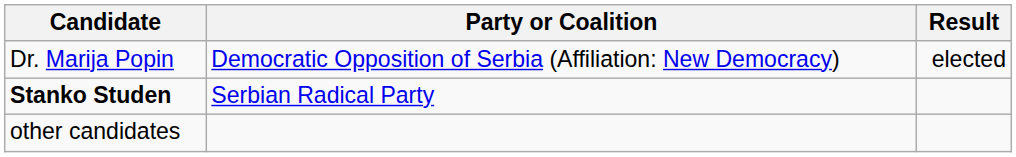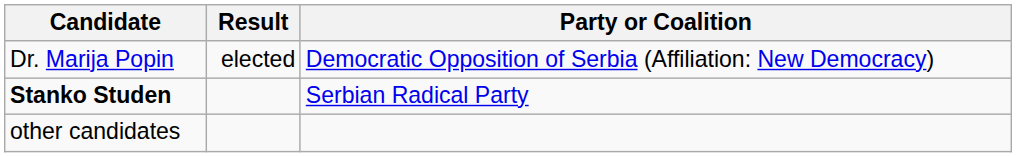columns swapped: (561, 22) <-> (964, 22)
